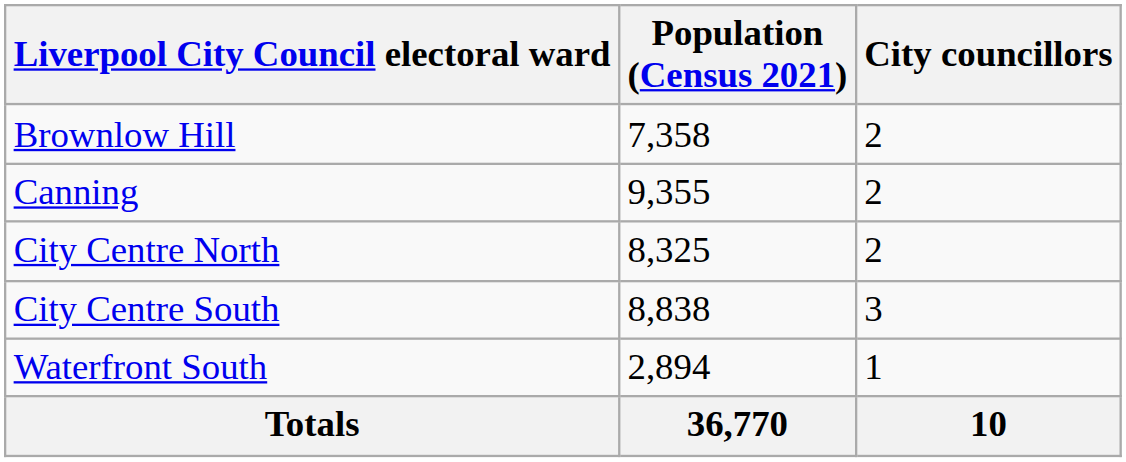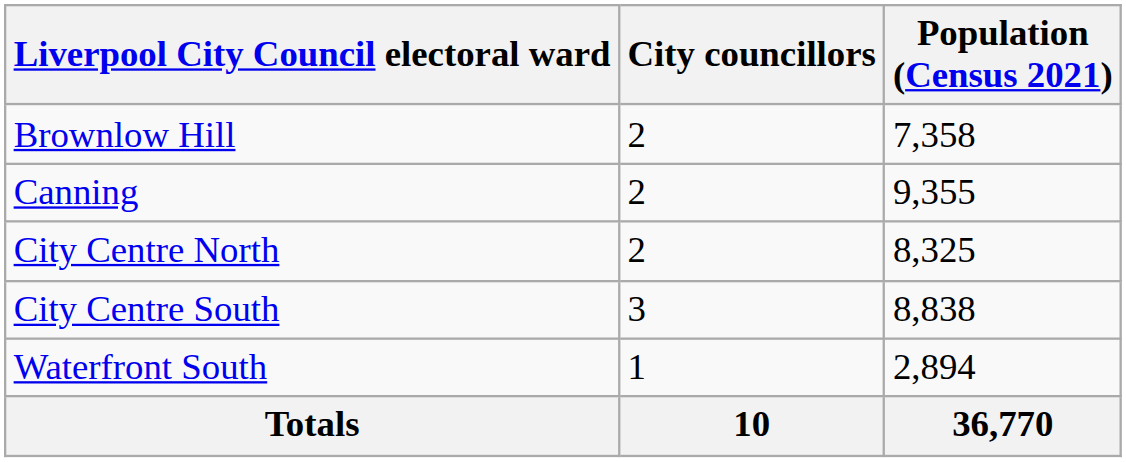columns swapped: (988, 54) <-> (737, 54)
